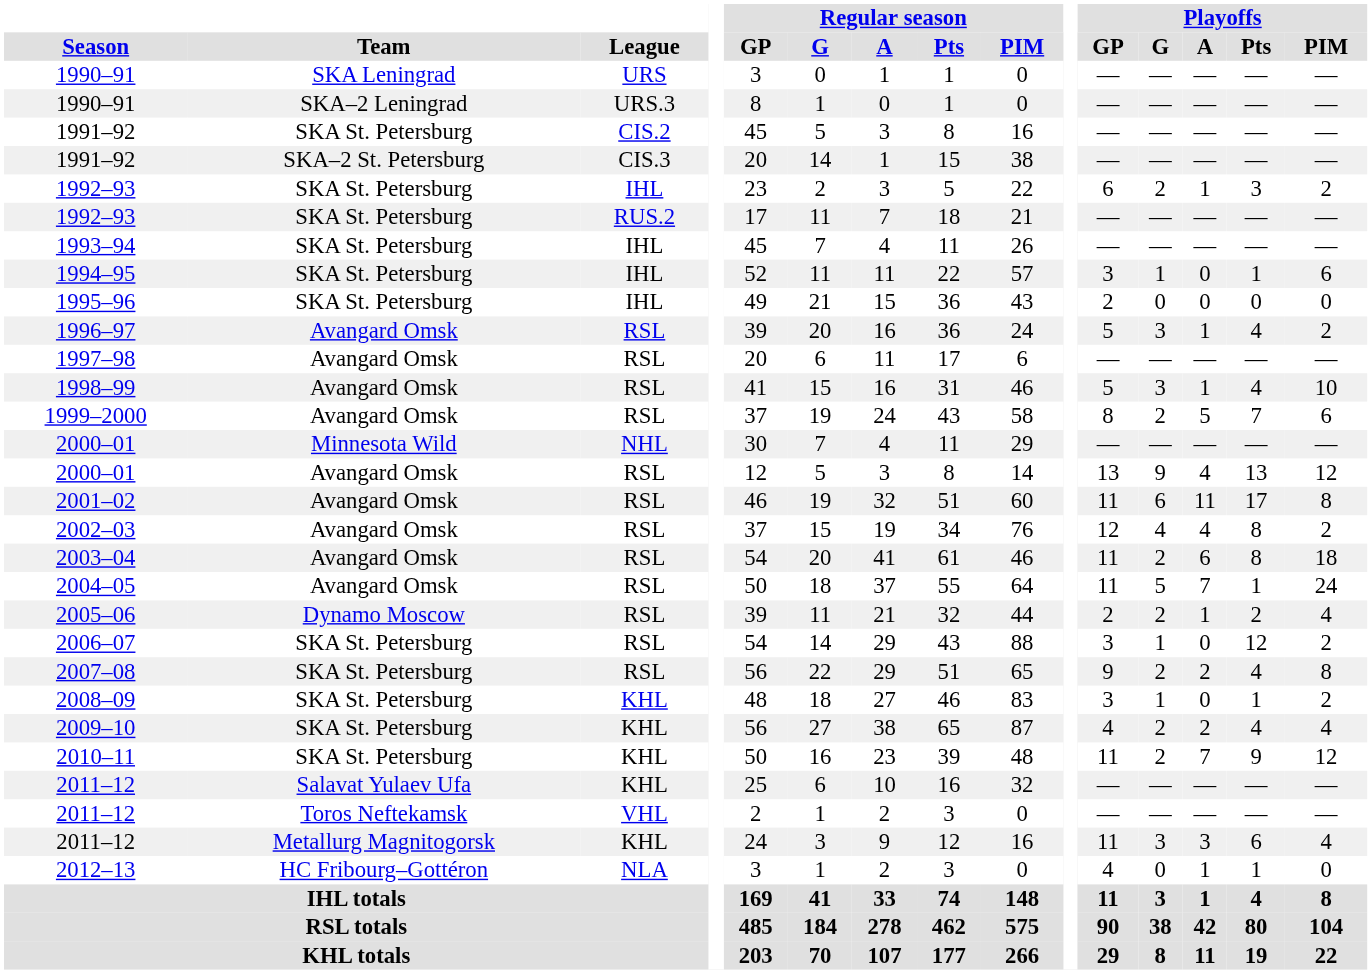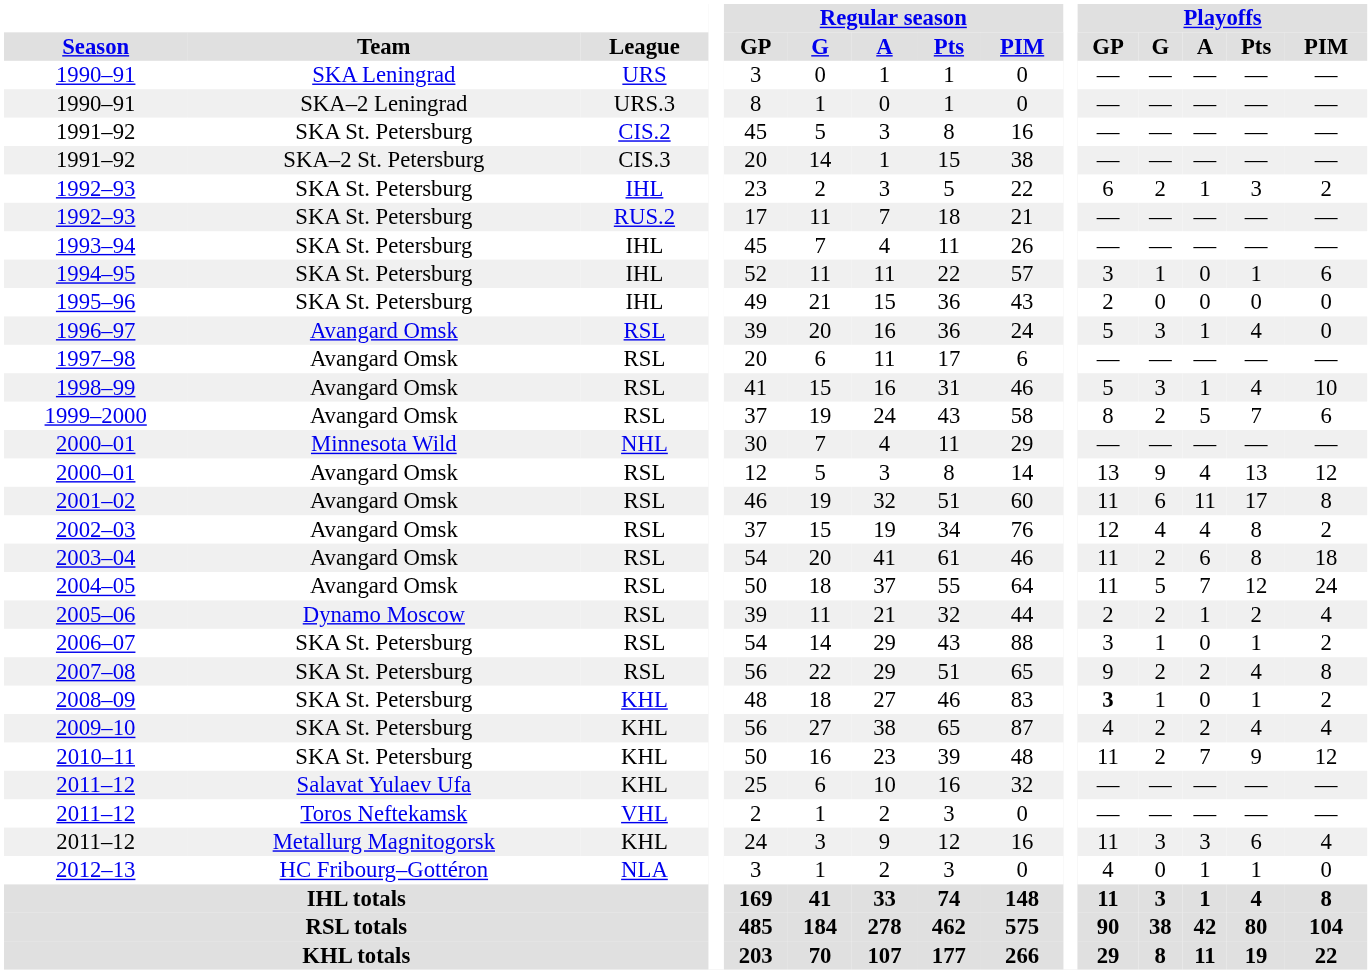(1326, 330) 2 -> (1326, 330) 0
(1256, 585) 1 -> (1256, 585) 12
(1256, 642) 12 -> (1256, 642) 1
(1108, 699) normal -> (1108, 699) bold
